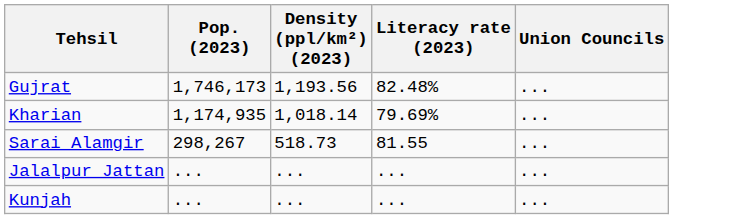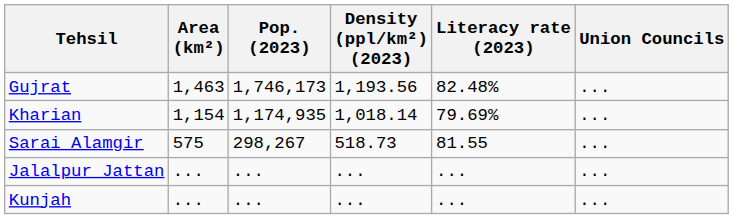+ column: (199, 39)
